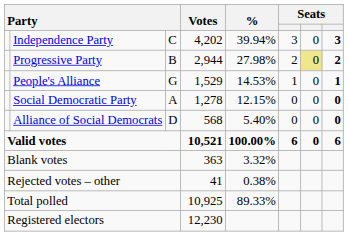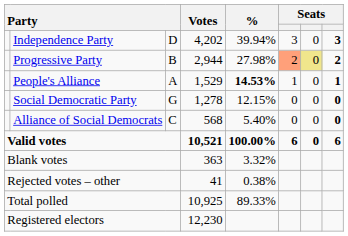(172, 40) C -> (173, 40) D
(294, 60) no background -> (294, 60) lightsalmon background
(173, 80) G -> (173, 80) A
(256, 80) normal -> (255, 80) bold
(173, 100) A -> (173, 100) G
(173, 120) D -> (172, 120) C
